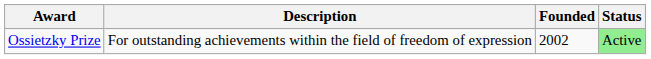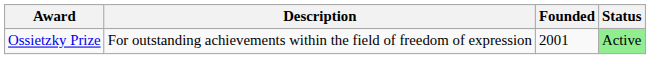(554, 40) 2002 -> (554, 40) 2001
